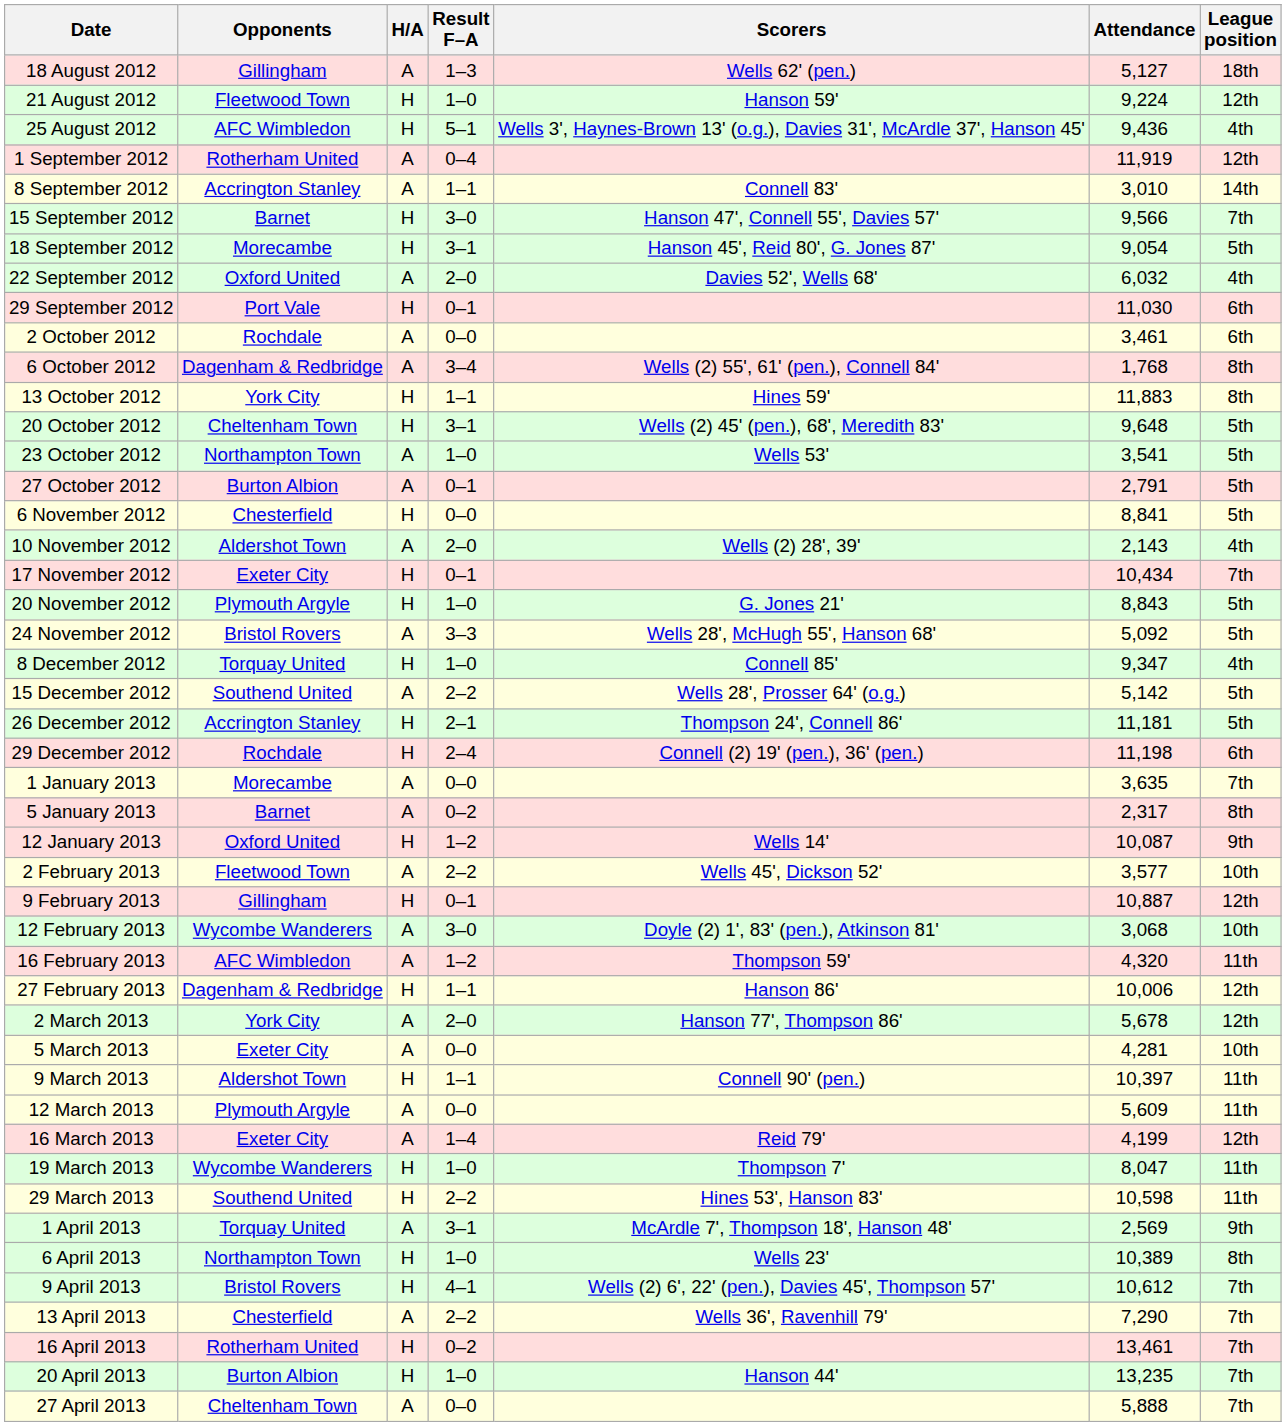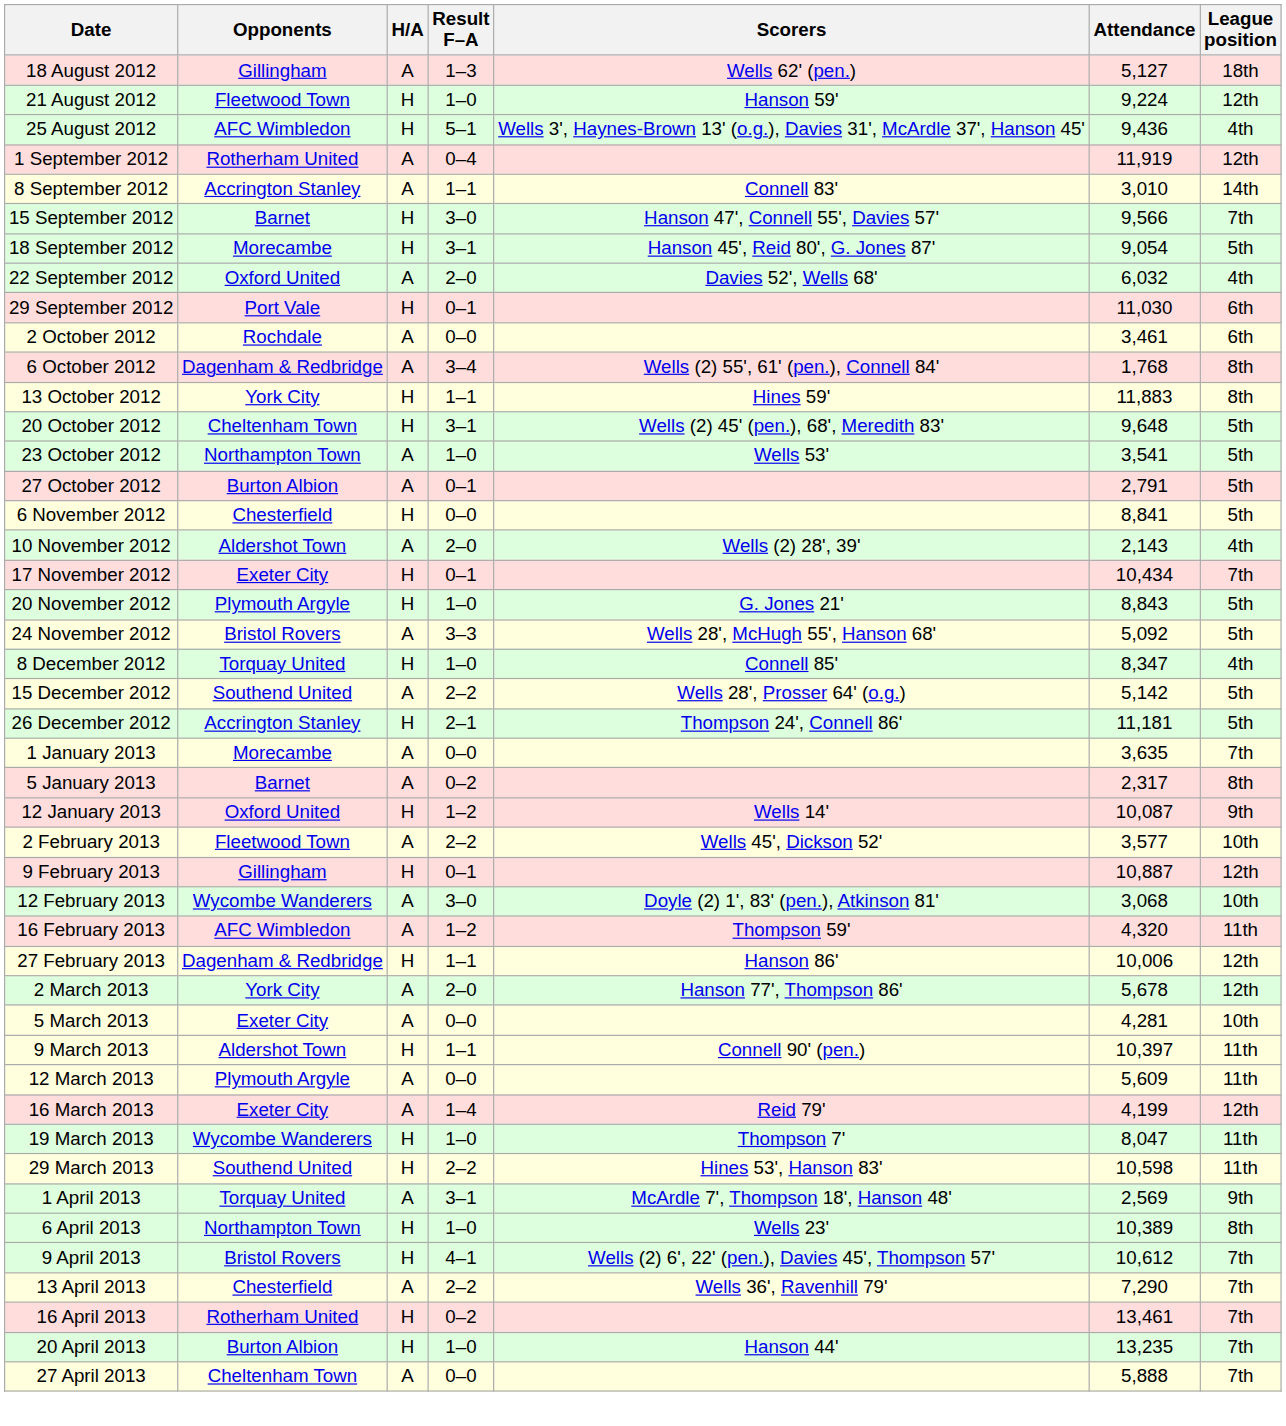(1144, 663) 9,347 -> (1144, 663) 8,347
- row: (91, 752)
